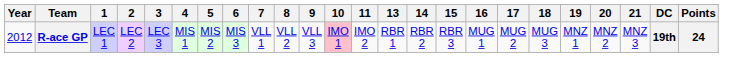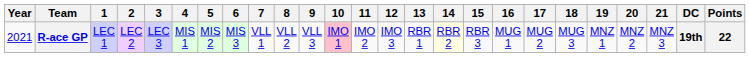+ column: (391, 13)
(20, 37) 2012 -> (20, 37) 2021
(422, 37) no background -> (448, 37) lightyellow background
(698, 37) 24 -> (725, 37) 22
